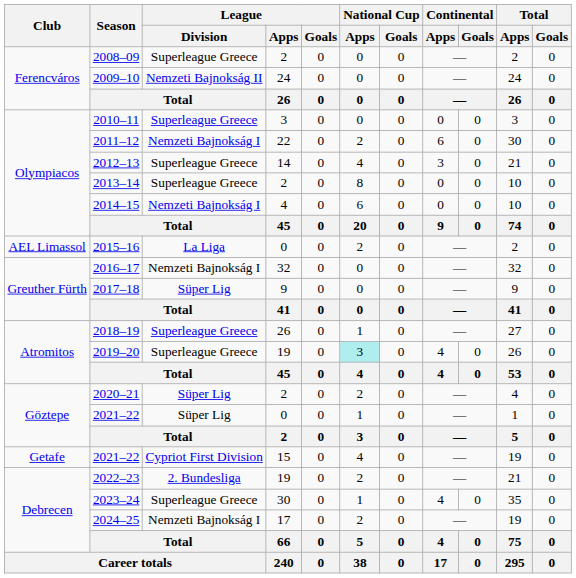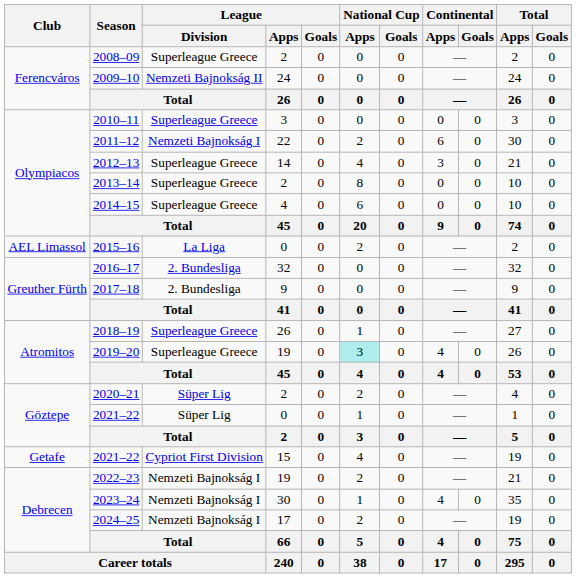(204, 204) Nemzeti Bajnokság I -> (204, 204) Superleague Greece
(204, 267) Nemzeti Bajnokság I -> (204, 267) 2. Bundesliga
(204, 288) Süper Lig -> (204, 288) 2. Bundesliga
(204, 478) 2. Bundesliga -> (204, 478) Nemzeti Bajnokság I
(204, 499) Superleague Greece -> (204, 499) Nemzeti Bajnokság I
